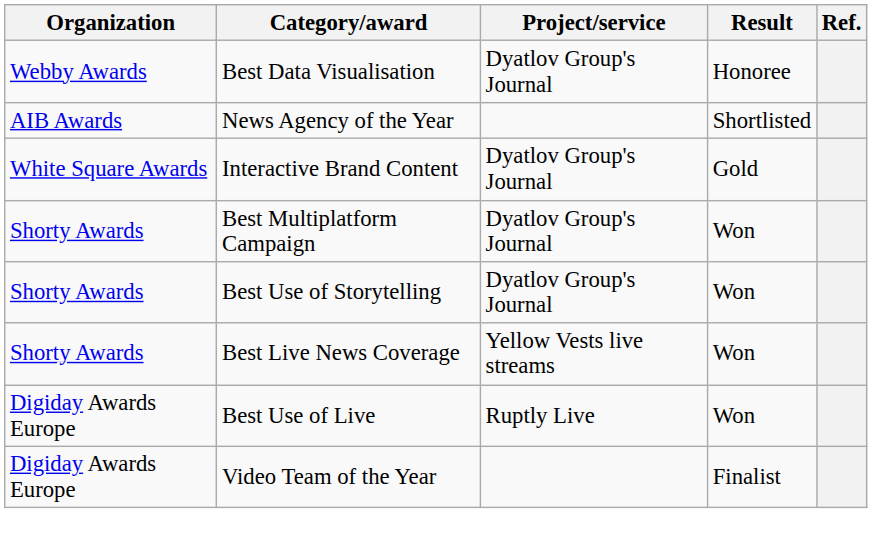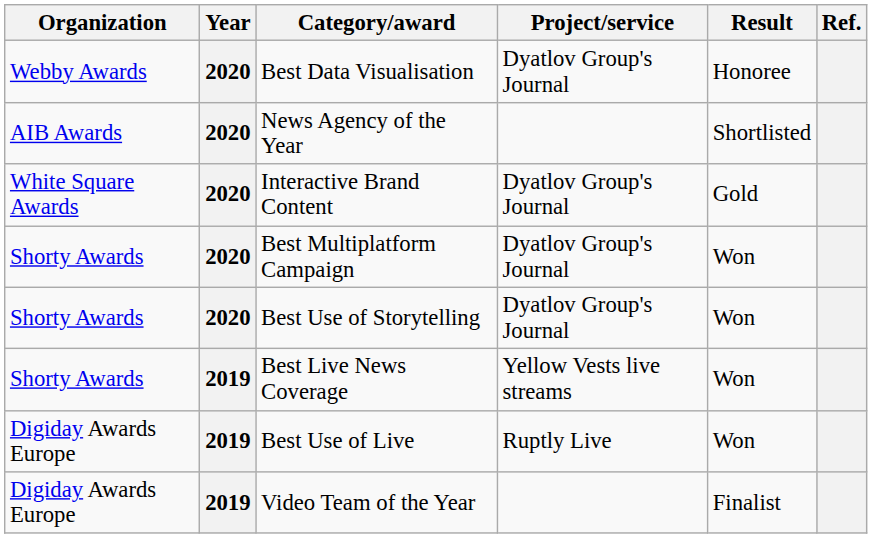+ column: (228, 22)
